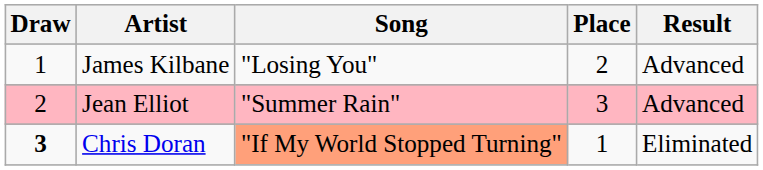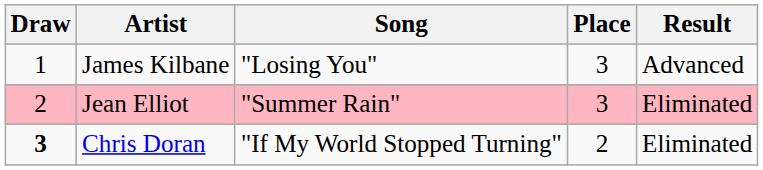(602, 64) 2 -> (602, 64) 3
(693, 104) Advanced -> (697, 104) Eliminated
(401, 143) lightsalmon background -> (401, 143) no background
(602, 143) 1 -> (602, 143) 2
